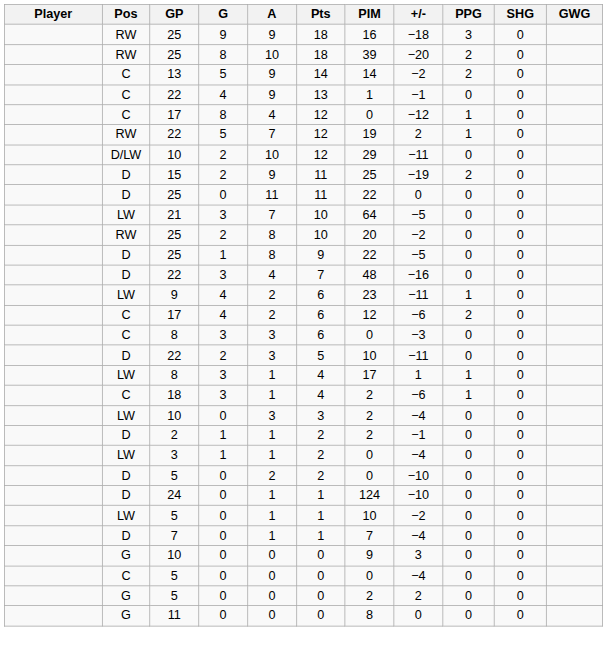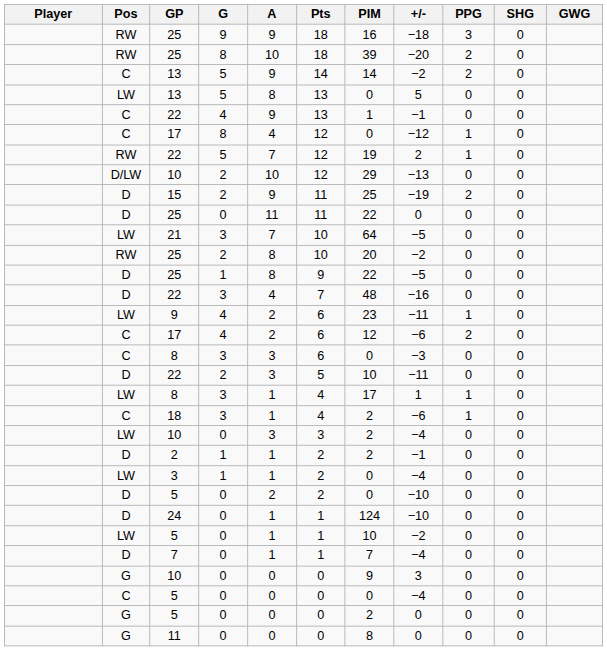+ row: (126, 94)
(418, 154) −11 -> (418, 174) −13
(418, 595) 2 -> (418, 615) 0
